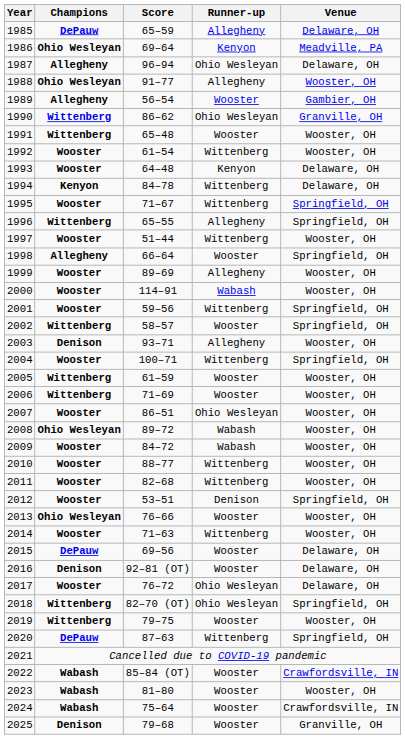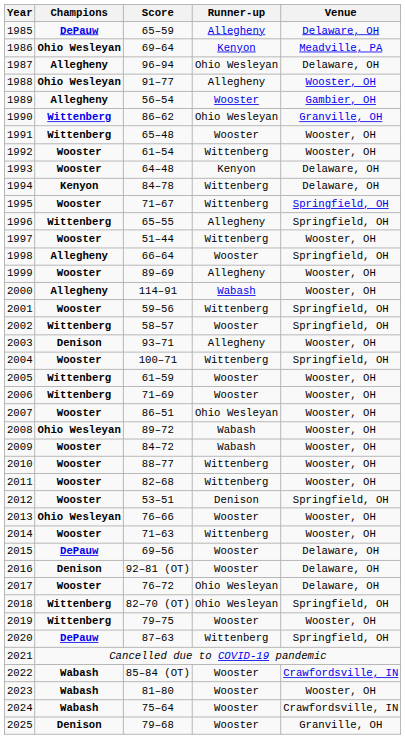(79, 291) Wooster -> (79, 291) Allegheny
